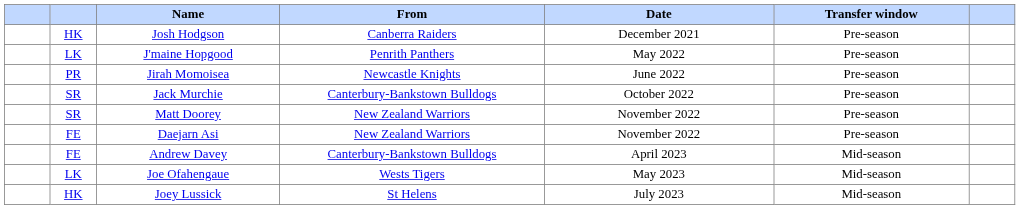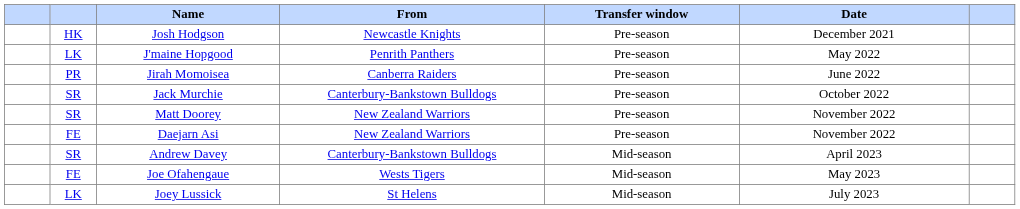columns swapped: (871, 14) <-> (659, 14)
(412, 34) Canberra Raiders -> (412, 34) Newcastle Knights
(412, 74) Newcastle Knights -> (412, 74) Canberra Raiders
(73, 154) FE -> (73, 154) SR
(73, 174) LK -> (73, 174) FE
(73, 194) HK -> (73, 194) LK
